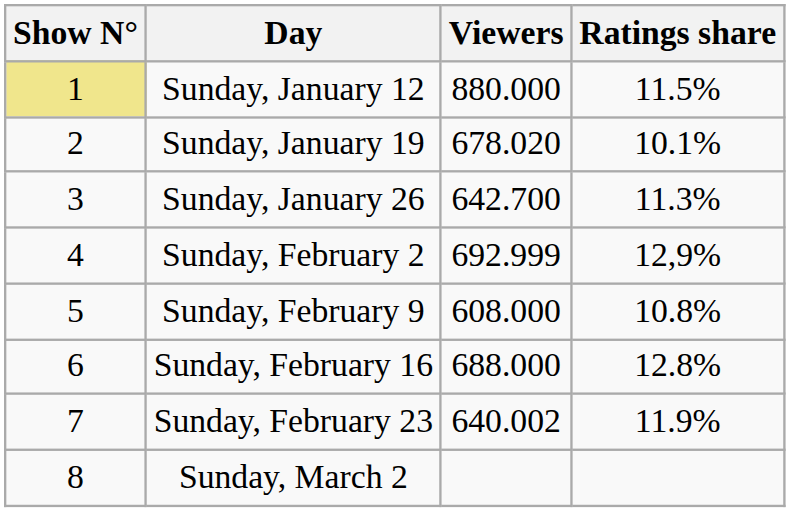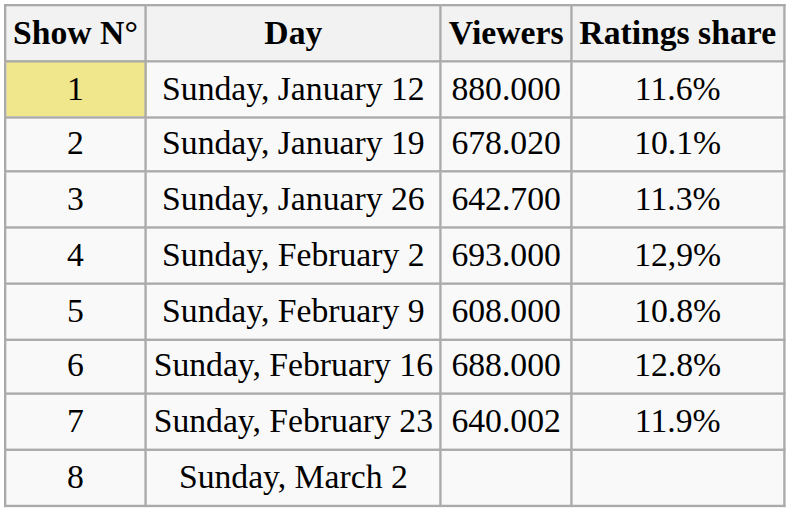(678, 88) 11.5% -> (678, 88) 11.6%
(506, 254) 692.999 -> (506, 254) 693.000
